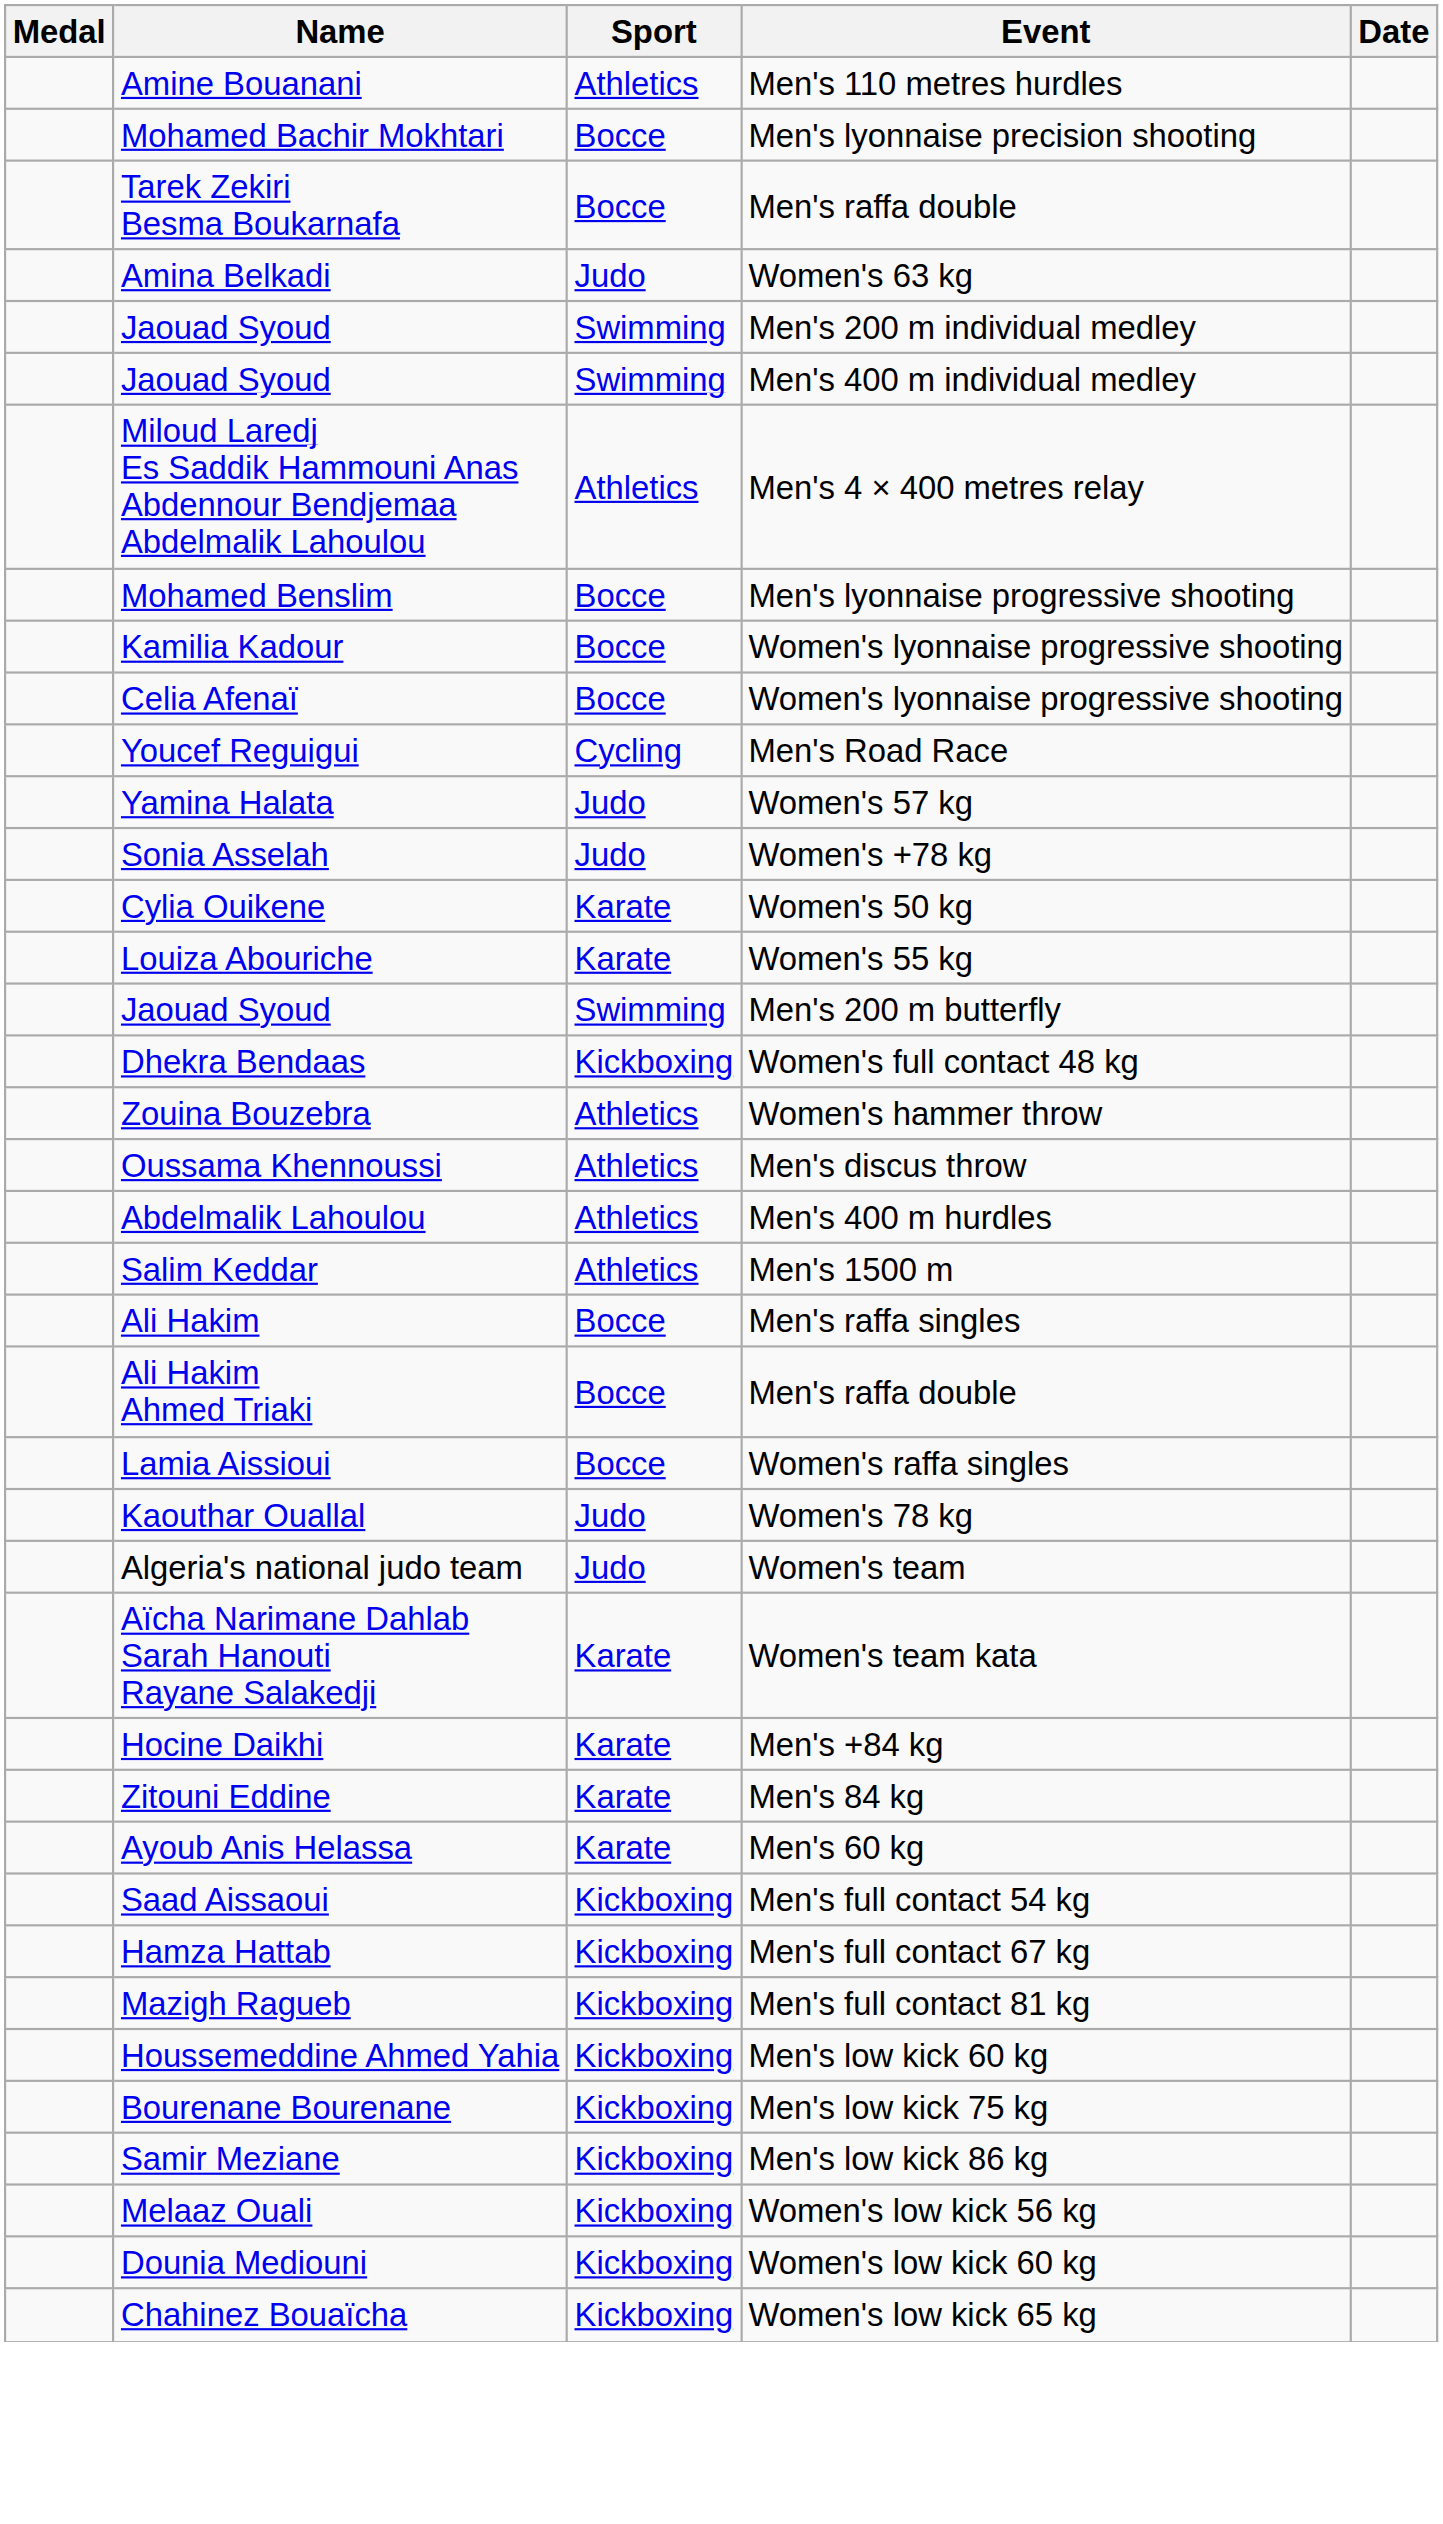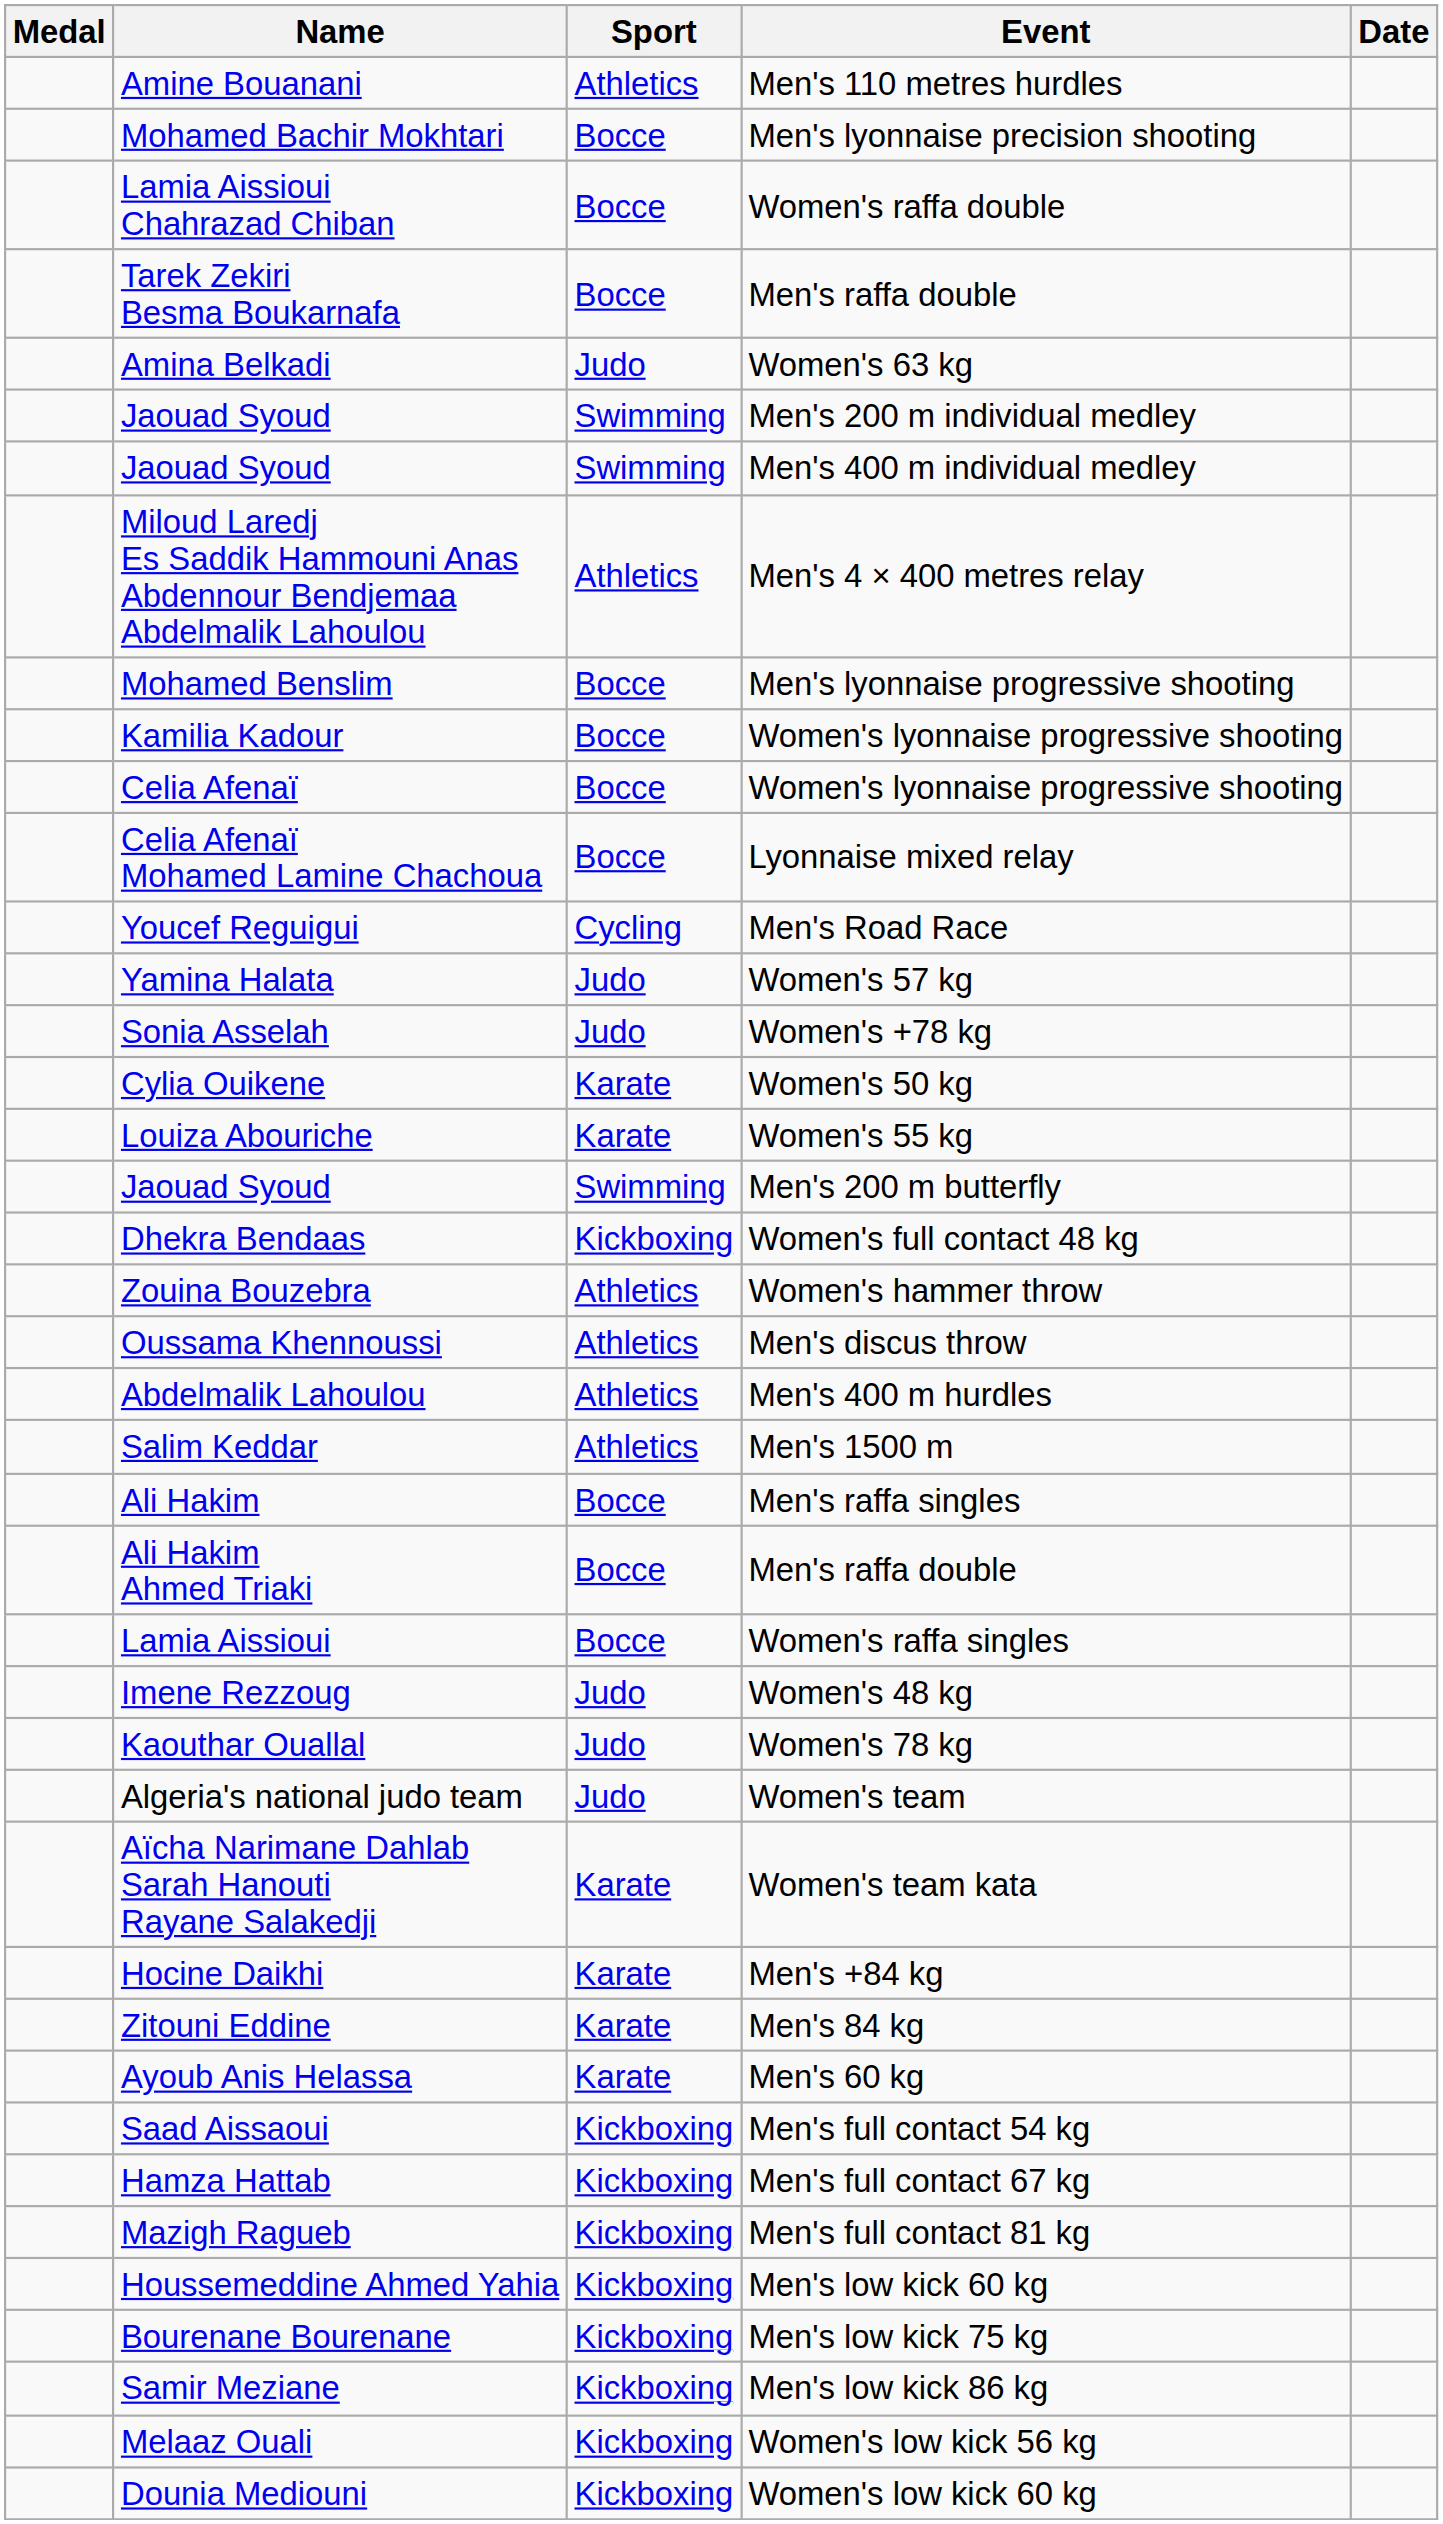+ row: (258, 206)
+ row: (332, 857)
+ row: (236, 1692)
- row: (264, 2315)
